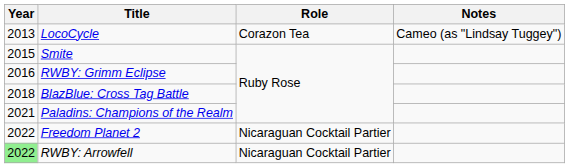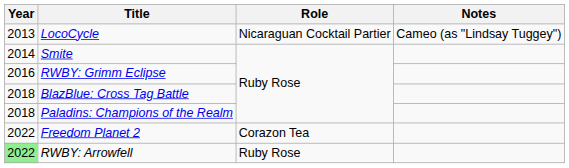(274, 34) Corazon Tea -> (315, 34) Nicaraguan Cocktail Partier
(21, 53) 2015 -> (21, 53) 2014
(21, 113) 2021 -> (21, 113) 2018
(315, 133) Nicaraguan Cocktail Partier -> (274, 133) Corazon Tea
(315, 152) Nicaraguan Cocktail Partier -> (270, 152) Ruby Rose
